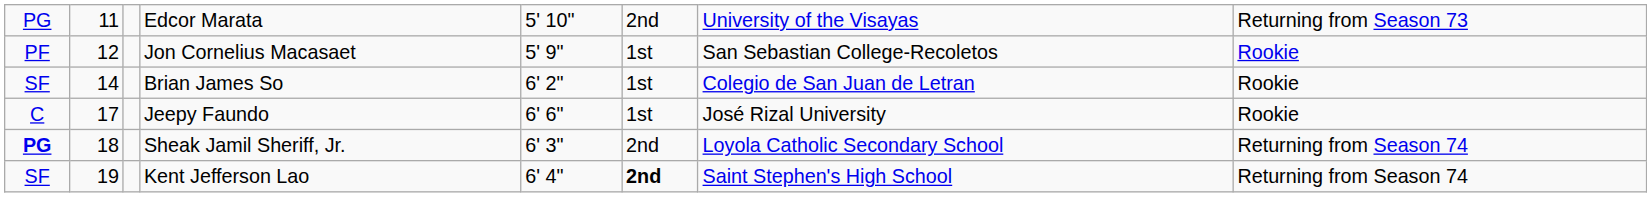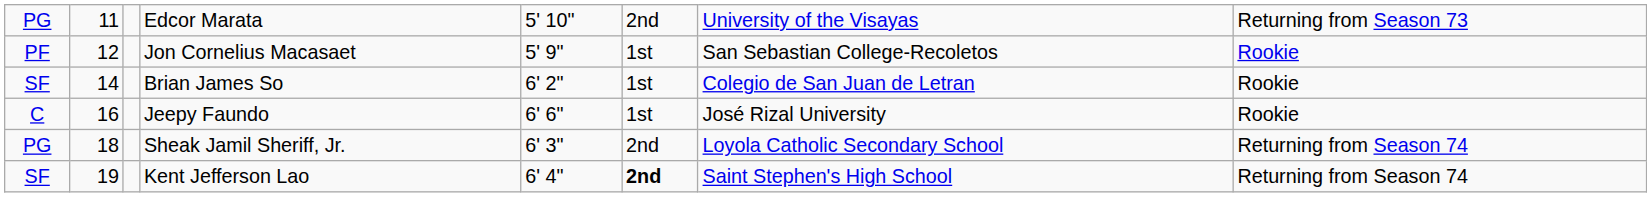(108, 114) 17 -> (108, 114) 16
(37, 146) bold -> (37, 146) normal
